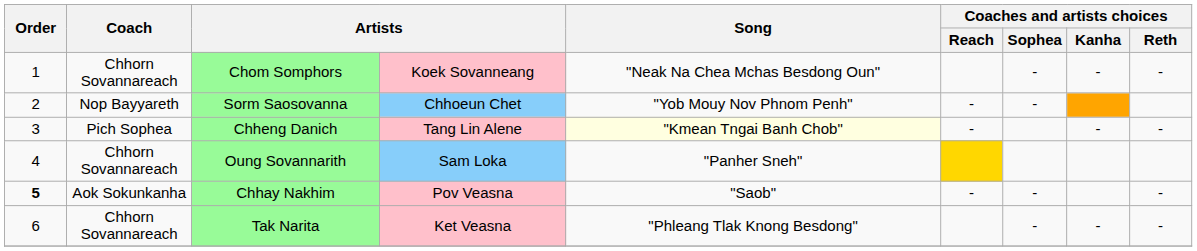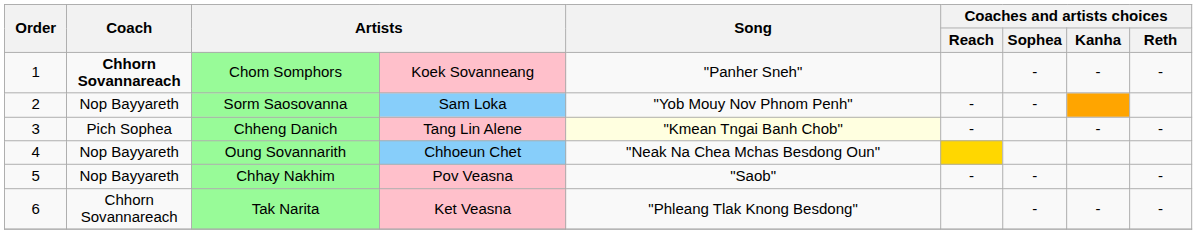(129, 72) normal -> (129, 72) bold
(753, 72) "Neak Na Chea Mchas Besdong Oun" -> (753, 72) "Panher Sneh"
(473, 104) Chhoeun Chet -> (473, 104) Sam Loka
(129, 161) Chhorn Sovannareach -> (129, 152) Nop Bayyareth
(473, 161) Sam Loka -> (473, 152) Chhoeun Chet
(753, 161) "Panher Sneh" -> (753, 152) "Neak Na Chea Mchas Besdong Oun"
(36, 193) bold -> (36, 176) normal
(129, 193) Aok Sokunkanha -> (129, 176) Nop Bayyareth
